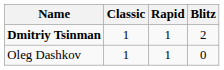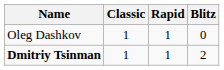rows swapped: (44, 55) <-> (54, 34)
